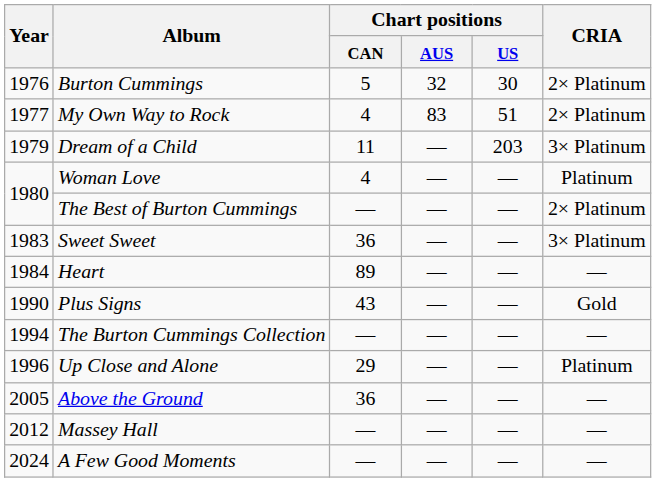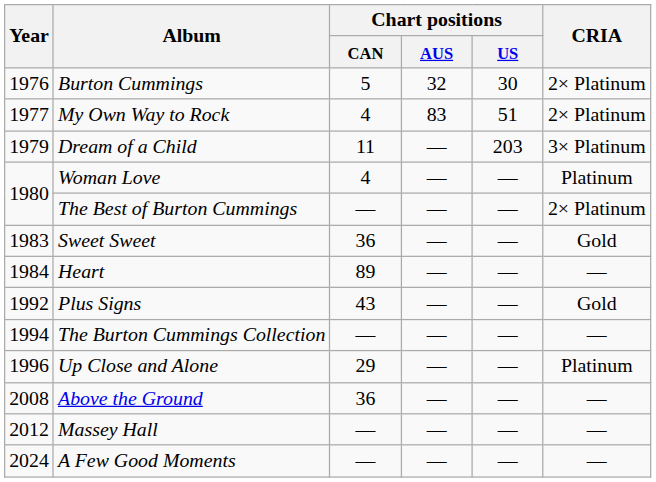(597, 240) 3× Platinum -> (597, 240) Gold
(29, 303) 1990 -> (29, 303) 1992
(29, 397) 2005 -> (29, 397) 2008
